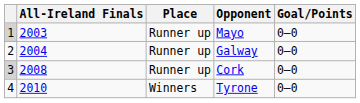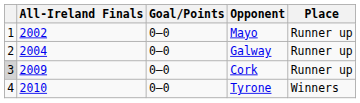columns swapped: (180, 14) <-> (315, 14)
(11, 32) lightgrey background -> (11, 32) no background
(33, 32) 2003 -> (33, 32) 2002
(33, 70) 2008 -> (33, 70) 2009
